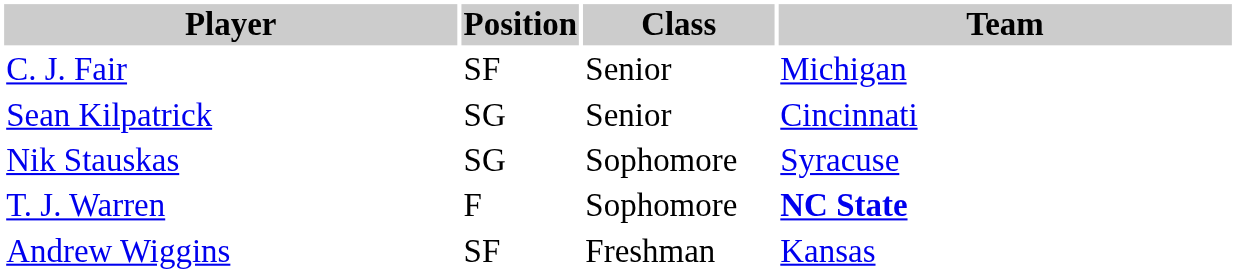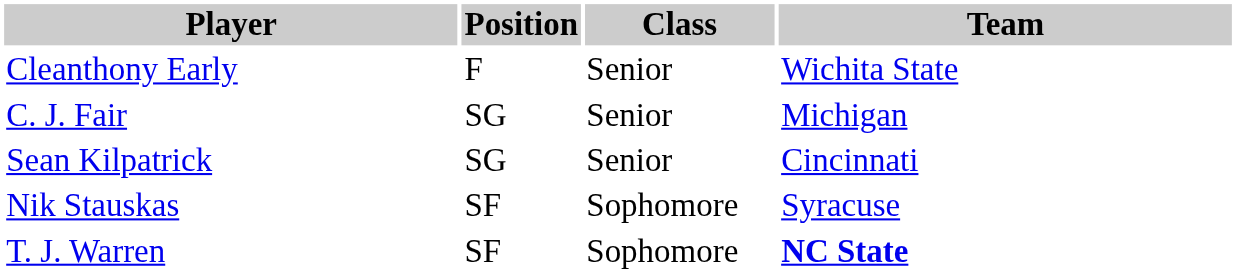+ row: (122, 69)
(482, 69) SF -> (486, 114) SG
(485, 160) SG -> (483, 205) SF
(473, 205) F -> (483, 250) SF
- row: (118, 250)
